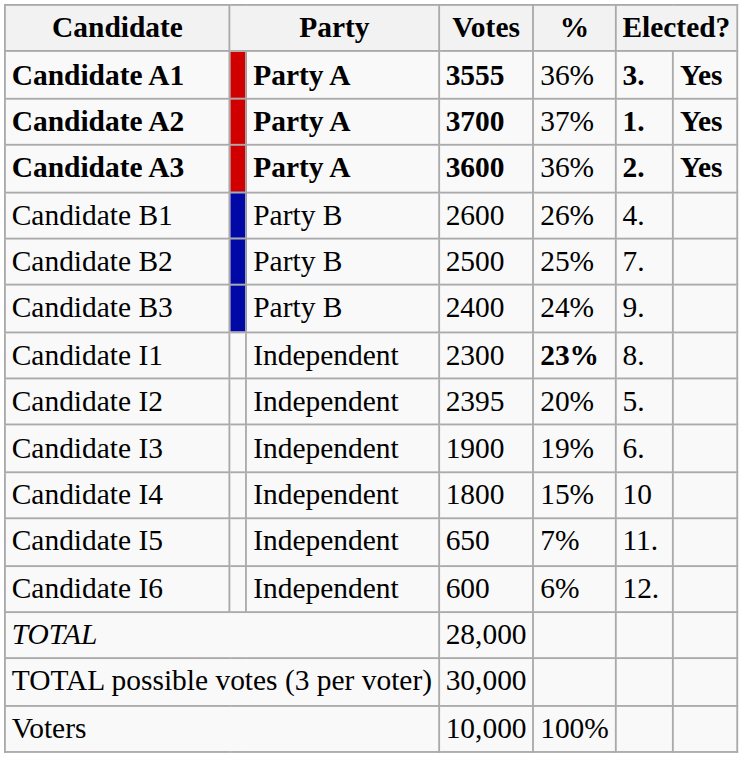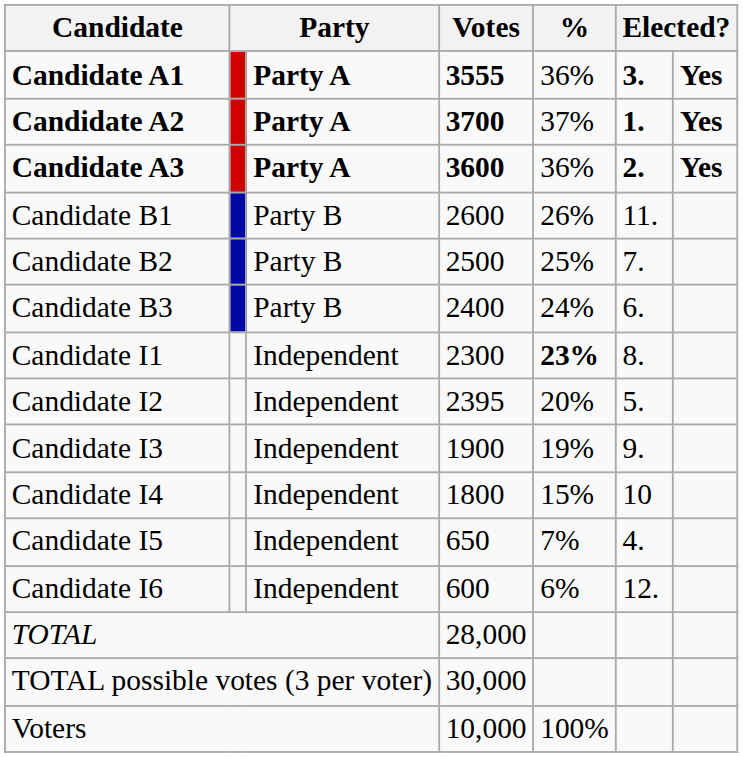(633, 214) 4. -> (640, 214) 11.
(633, 307) 9. -> (633, 307) 6.
(633, 448) 6. -> (633, 448) 9.
(640, 541) 11. -> (633, 541) 4.
